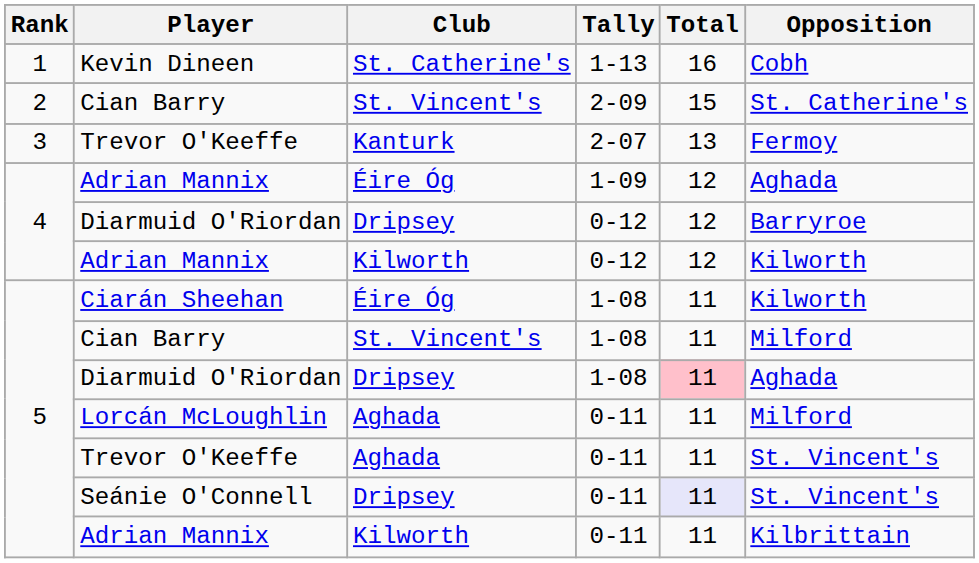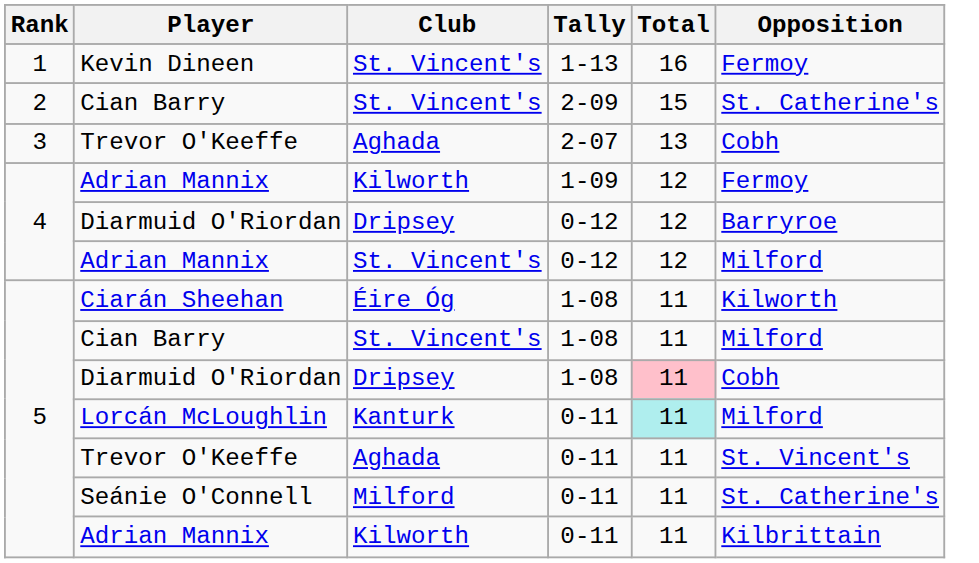(462, 64) St. Catherine's -> (447, 64) St. Vincent's
(779, 64) Cobh -> (765, 64) Fermoy
(404, 143) Kanturk -> (397, 143) Aghada
(794, 143) Fermoy -> (750, 143) Cobh
(404, 182) Éire Óg -> (411, 182) Kilworth
(794, 182) Aghada -> (765, 182) Fermoy
(411, 261) Kilworth -> (447, 261) St. Vincent's
(808, 261) Kilworth -> (772, 261) Milford
(794, 379) Aghada -> (750, 379) Cobh
(397, 419) Aghada -> (404, 419) Kanturk
(703, 419) no background -> (673, 419) paleturquoise background
(404, 498) Dripsey -> (404, 498) Milford
(703, 498) lavender background -> (673, 498) no background
(845, 498) St. Vincent's -> (830, 498) St. Catherine's
